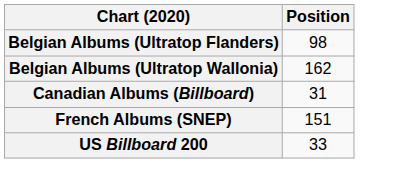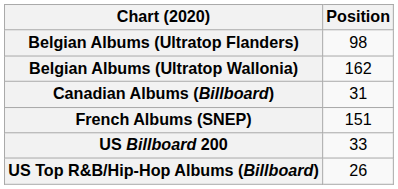+ row: (164, 171)
